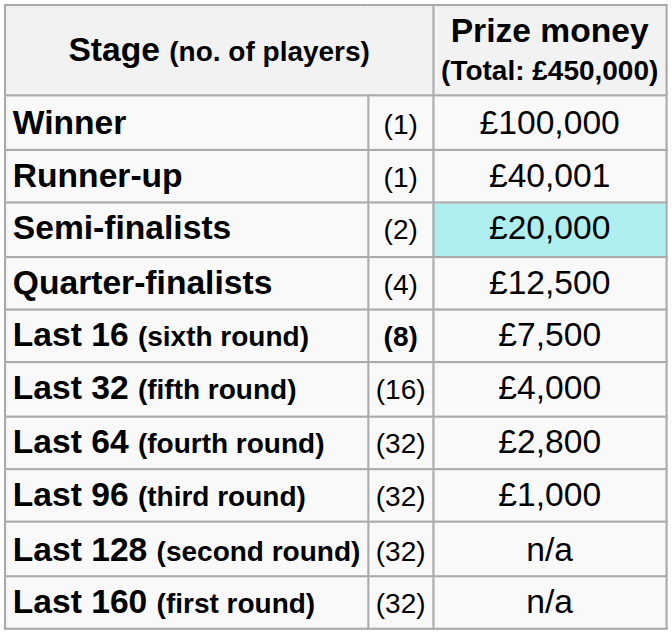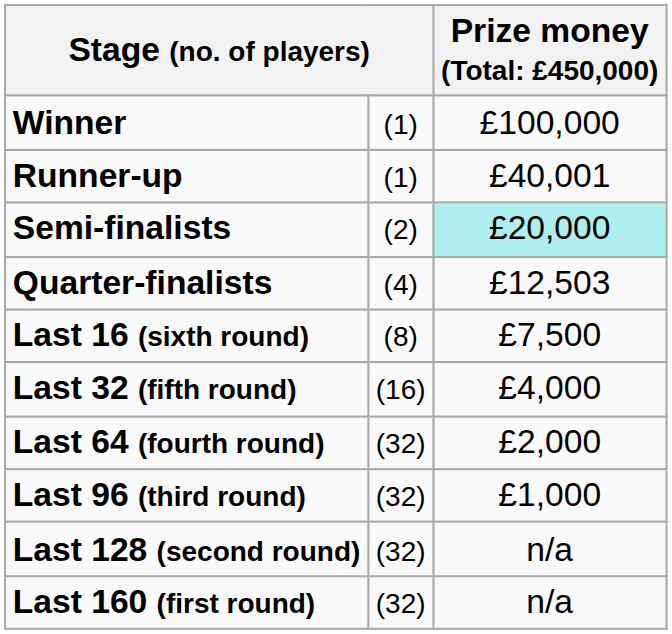(550, 282) £12,500 -> (550, 282) £12,503
(401, 335) bold -> (401, 337) normal
(550, 441) £2,800 -> (550, 441) £2,000
